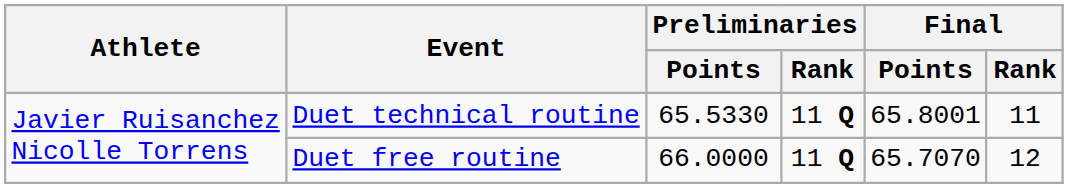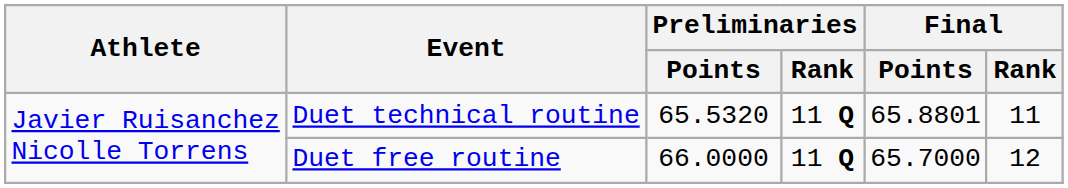(713, 115) 65.5330 -> (713, 115) 65.5320
(926, 115) 65.8001 -> (926, 115) 65.8801
(926, 160) 65.7070 -> (926, 160) 65.7000
